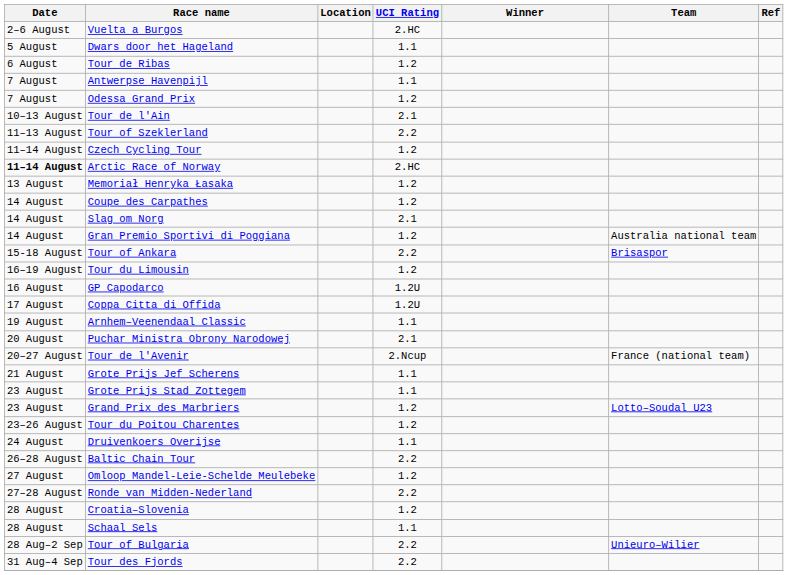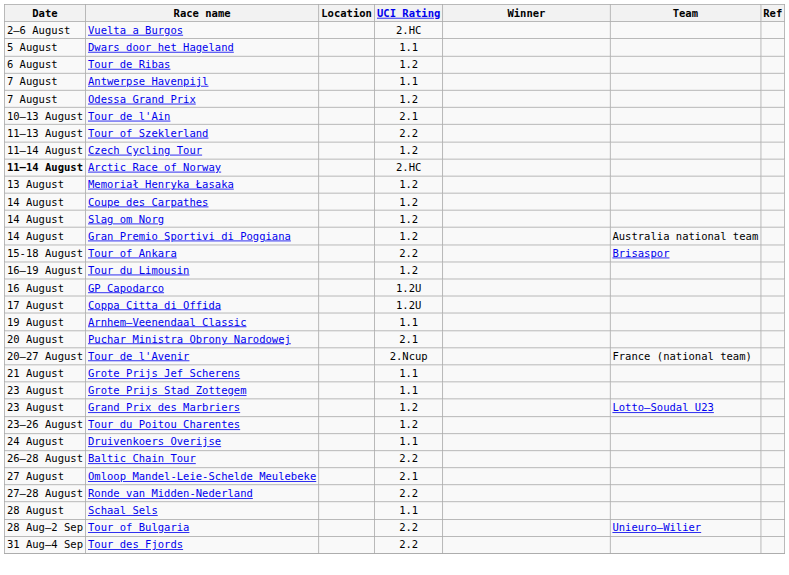(407, 219) 2.1 -> (409, 219) 1.2
(407, 476) 1.2 -> (409, 476) 2.1
- row: (138, 511)
